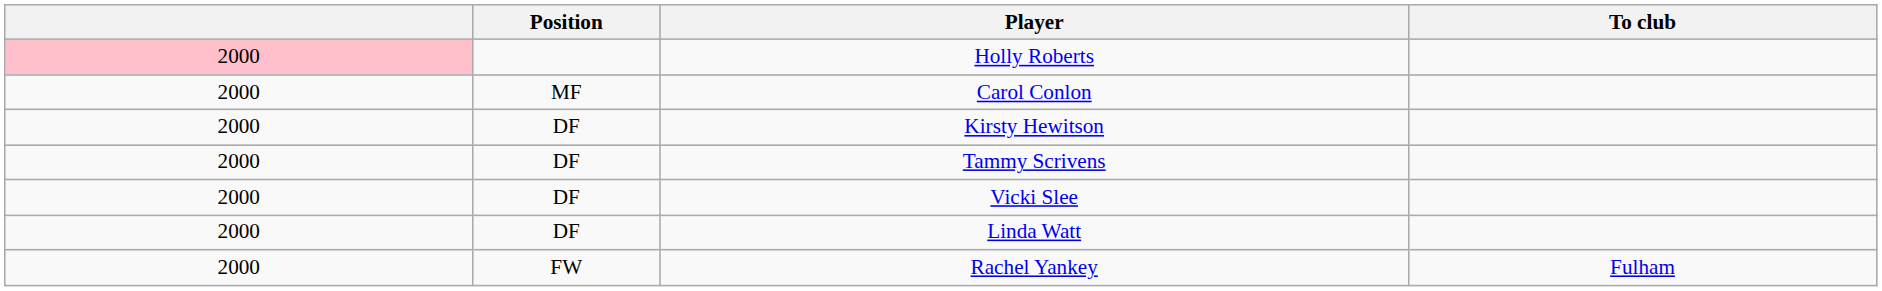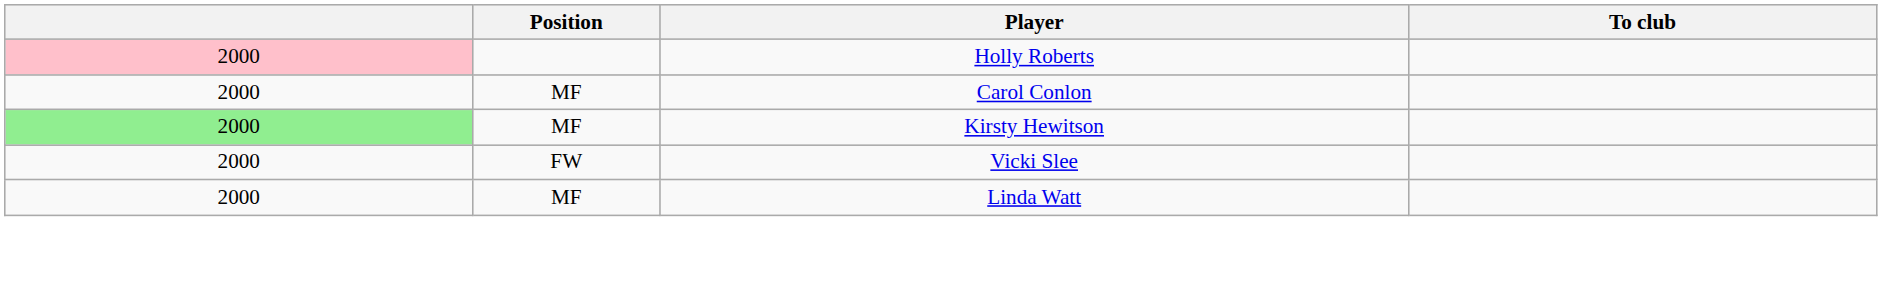(239, 126) no background -> (239, 126) lightgreen background
(566, 126) DF -> (566, 126) MF
- row: (1034, 161)
(566, 196) DF -> (566, 161) FW
(566, 231) DF -> (566, 196) MF
- row: (1034, 266)
